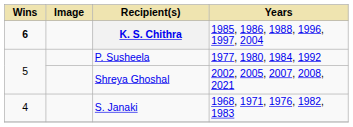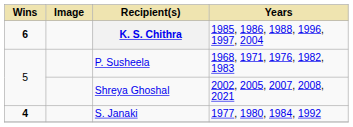(266, 57) 1977, 1980, 1984, 1992 -> (268, 63) 1968, 1971, 1976, 1982, 1983
(25, 107) normal -> (25, 113) bold
(268, 107) 1968, 1971, 1976, 1982, 1983 -> (266, 113) 1977, 1980, 1984, 1992
